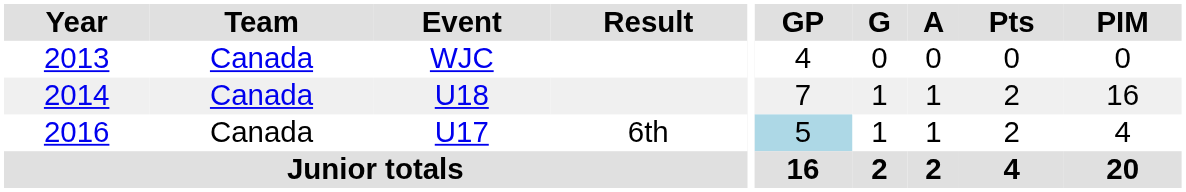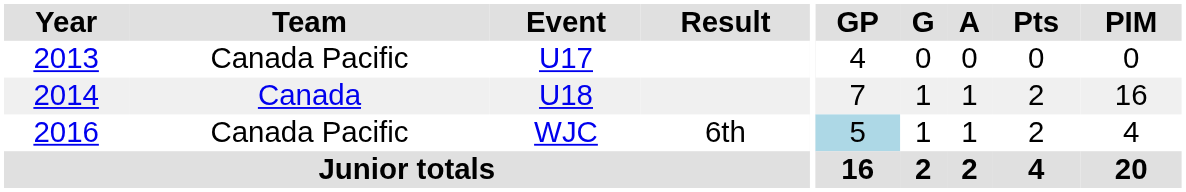(261, 58) Canada -> (309, 58) Canada Pacific
(462, 58) WJC -> (566, 58) U17
(261, 132) Canada -> (309, 132) Canada Pacific
(462, 132) U17 -> (566, 132) WJC
